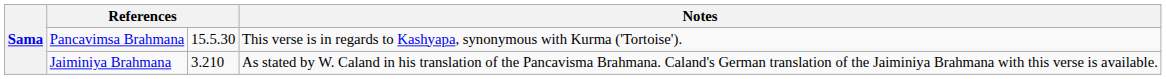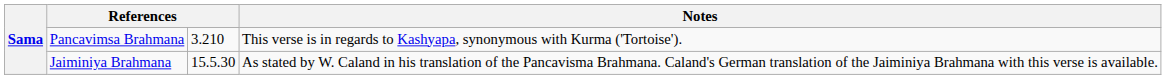(213, 39) 15.5.30 -> (208, 39) 3.210
(208, 62) 3.210 -> (213, 62) 15.5.30
